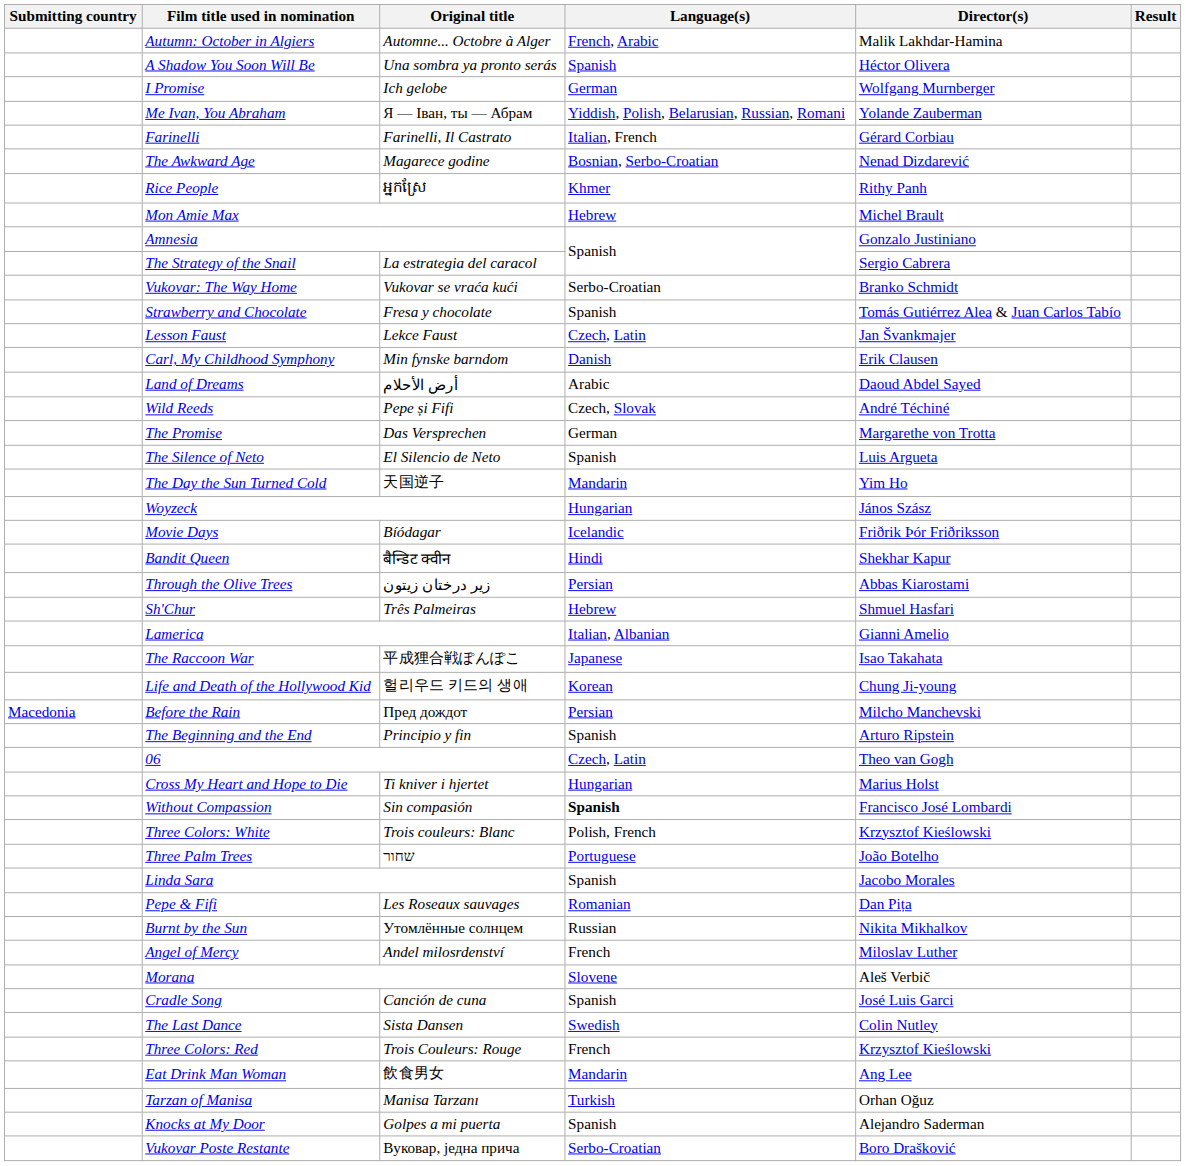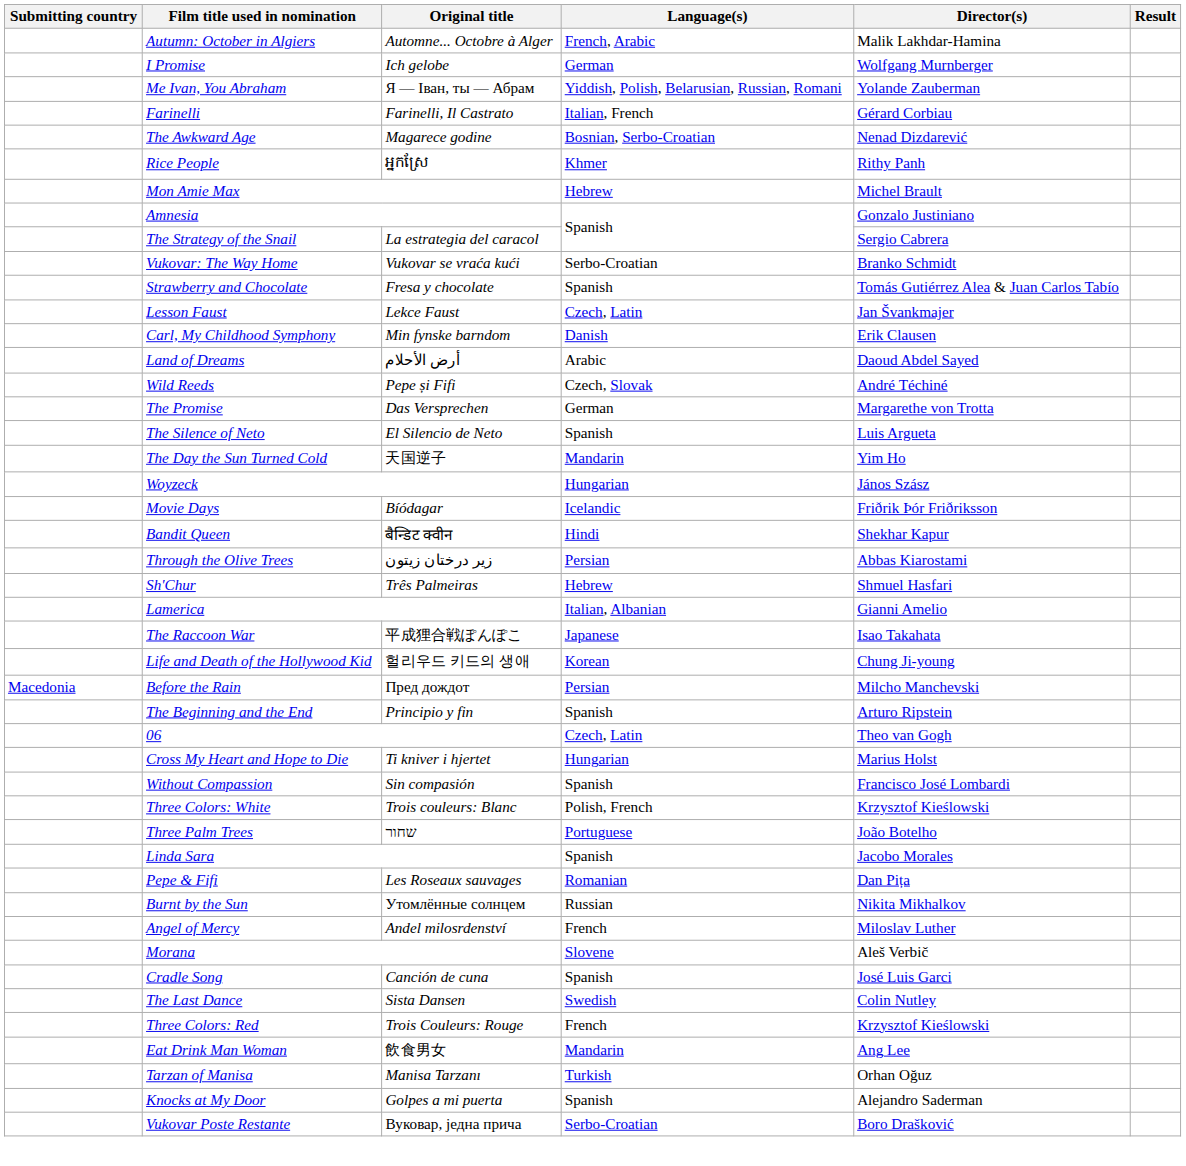- row: (230, 64)
(594, 807) bold -> (589, 783) normal
